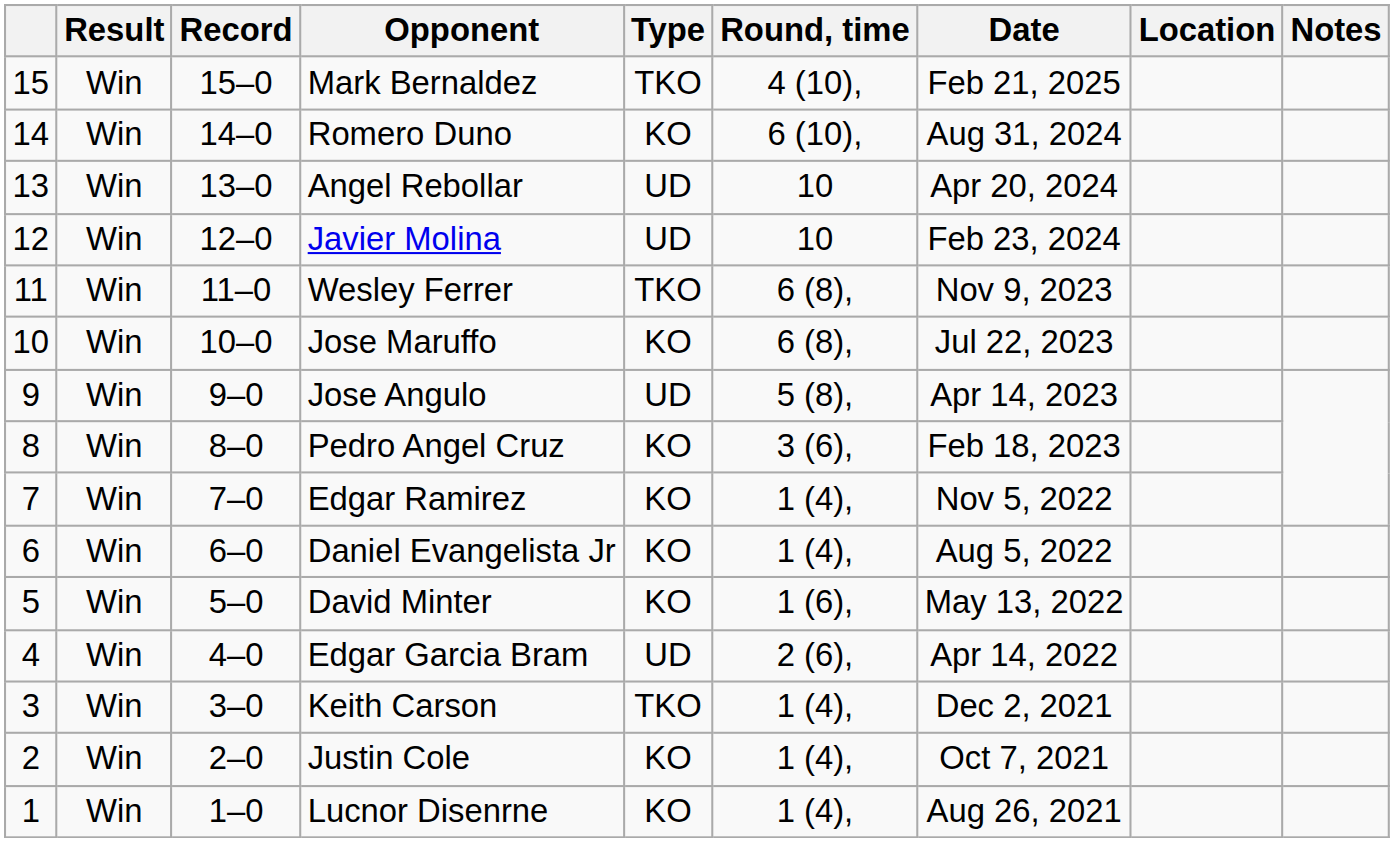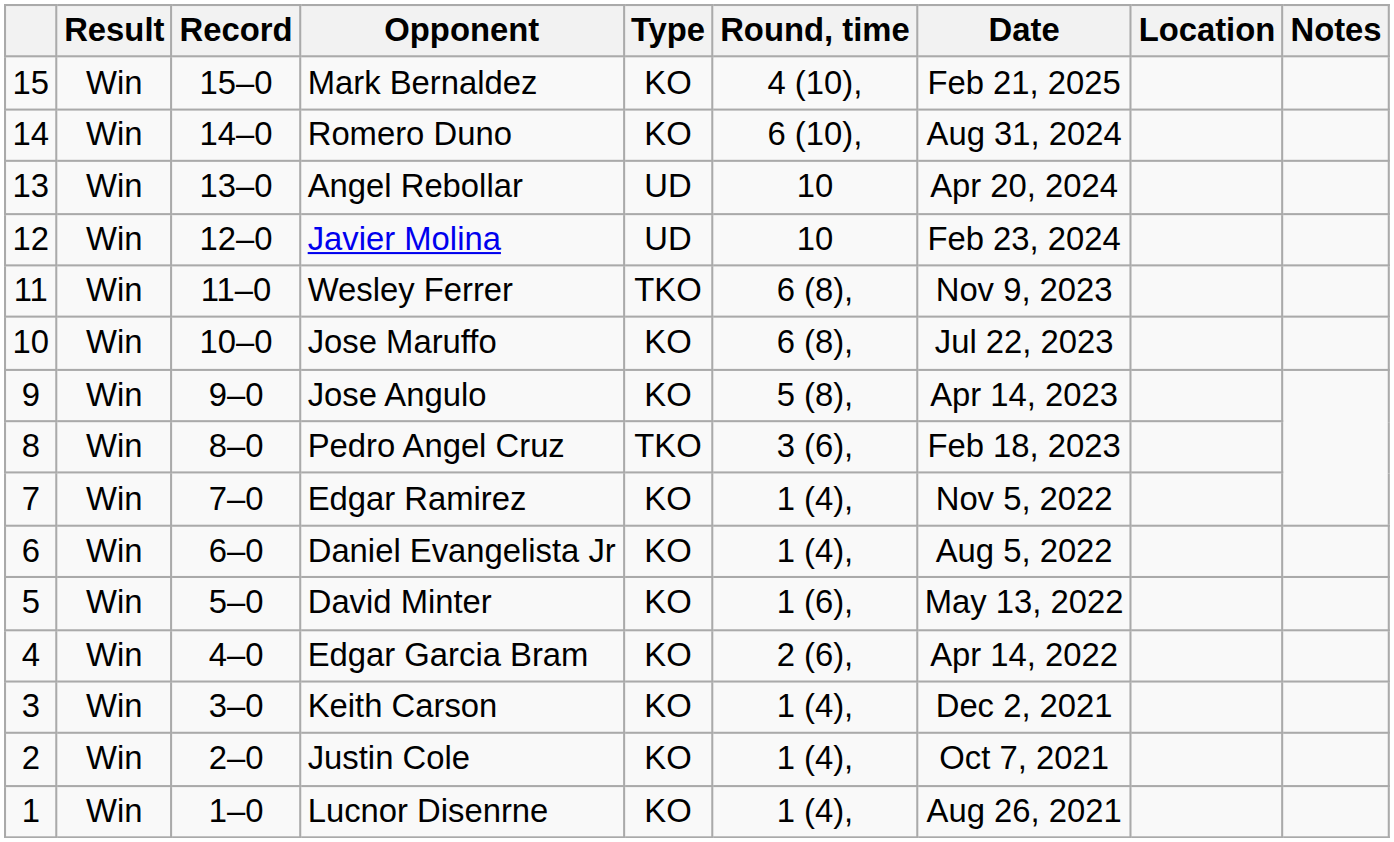(668, 82) TKO -> (668, 82) KO
(668, 394) UD -> (668, 394) KO
(668, 446) KO -> (668, 446) TKO
(668, 654) UD -> (668, 654) KO
(668, 706) TKO -> (668, 706) KO
